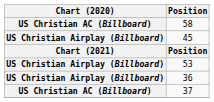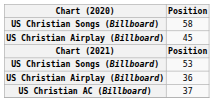(85, 24) US Christian AC (Billboard) -> (85, 24) US Christian Songs (Billboard)
(85, 64) US Christian Airplay (Billboard) -> (85, 64) US Christian Songs (Billboard)
